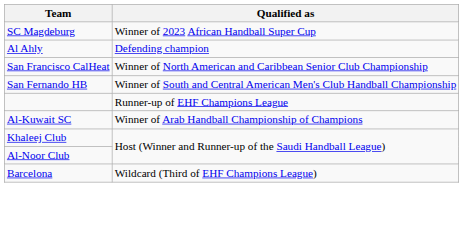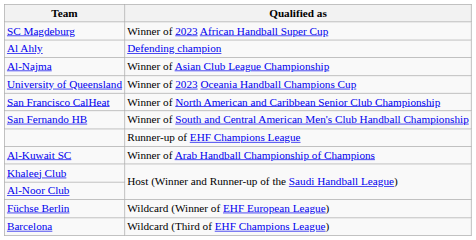+ row: (29, 66)
+ row: (64, 84)
+ row: (38, 208)
